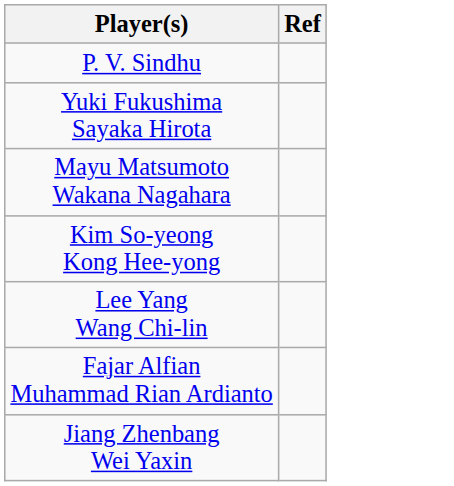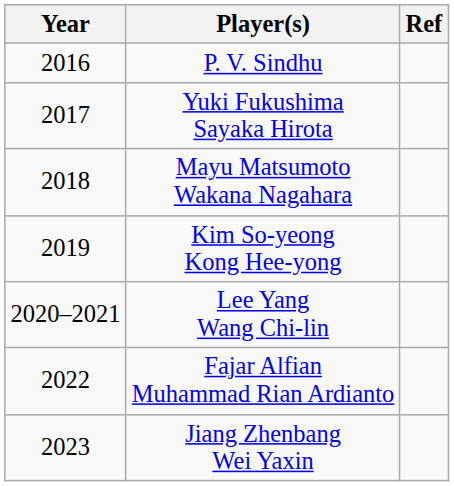+ column: (65, 23)
